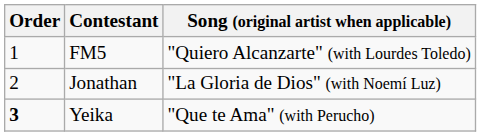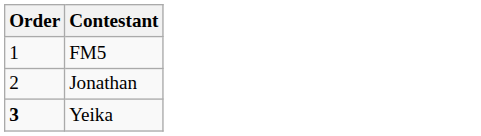- column: (319, 20)
